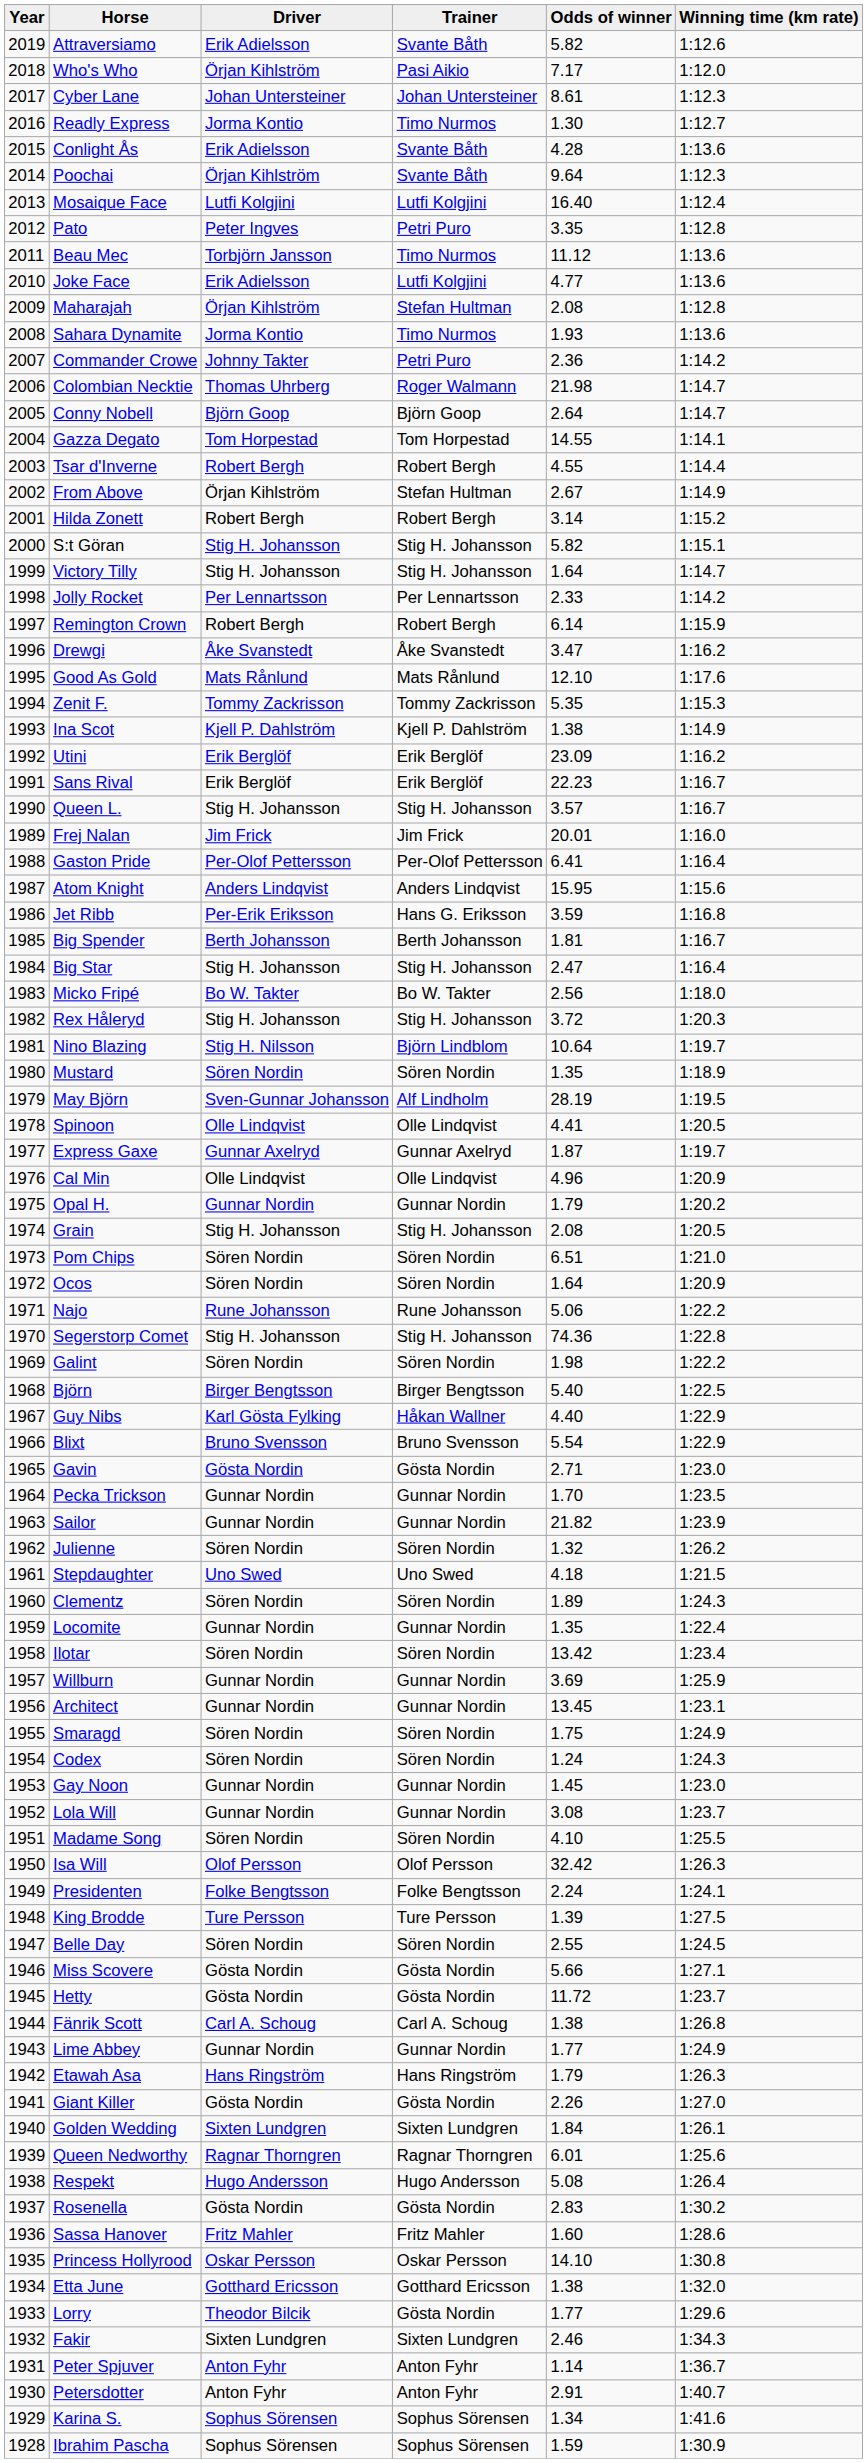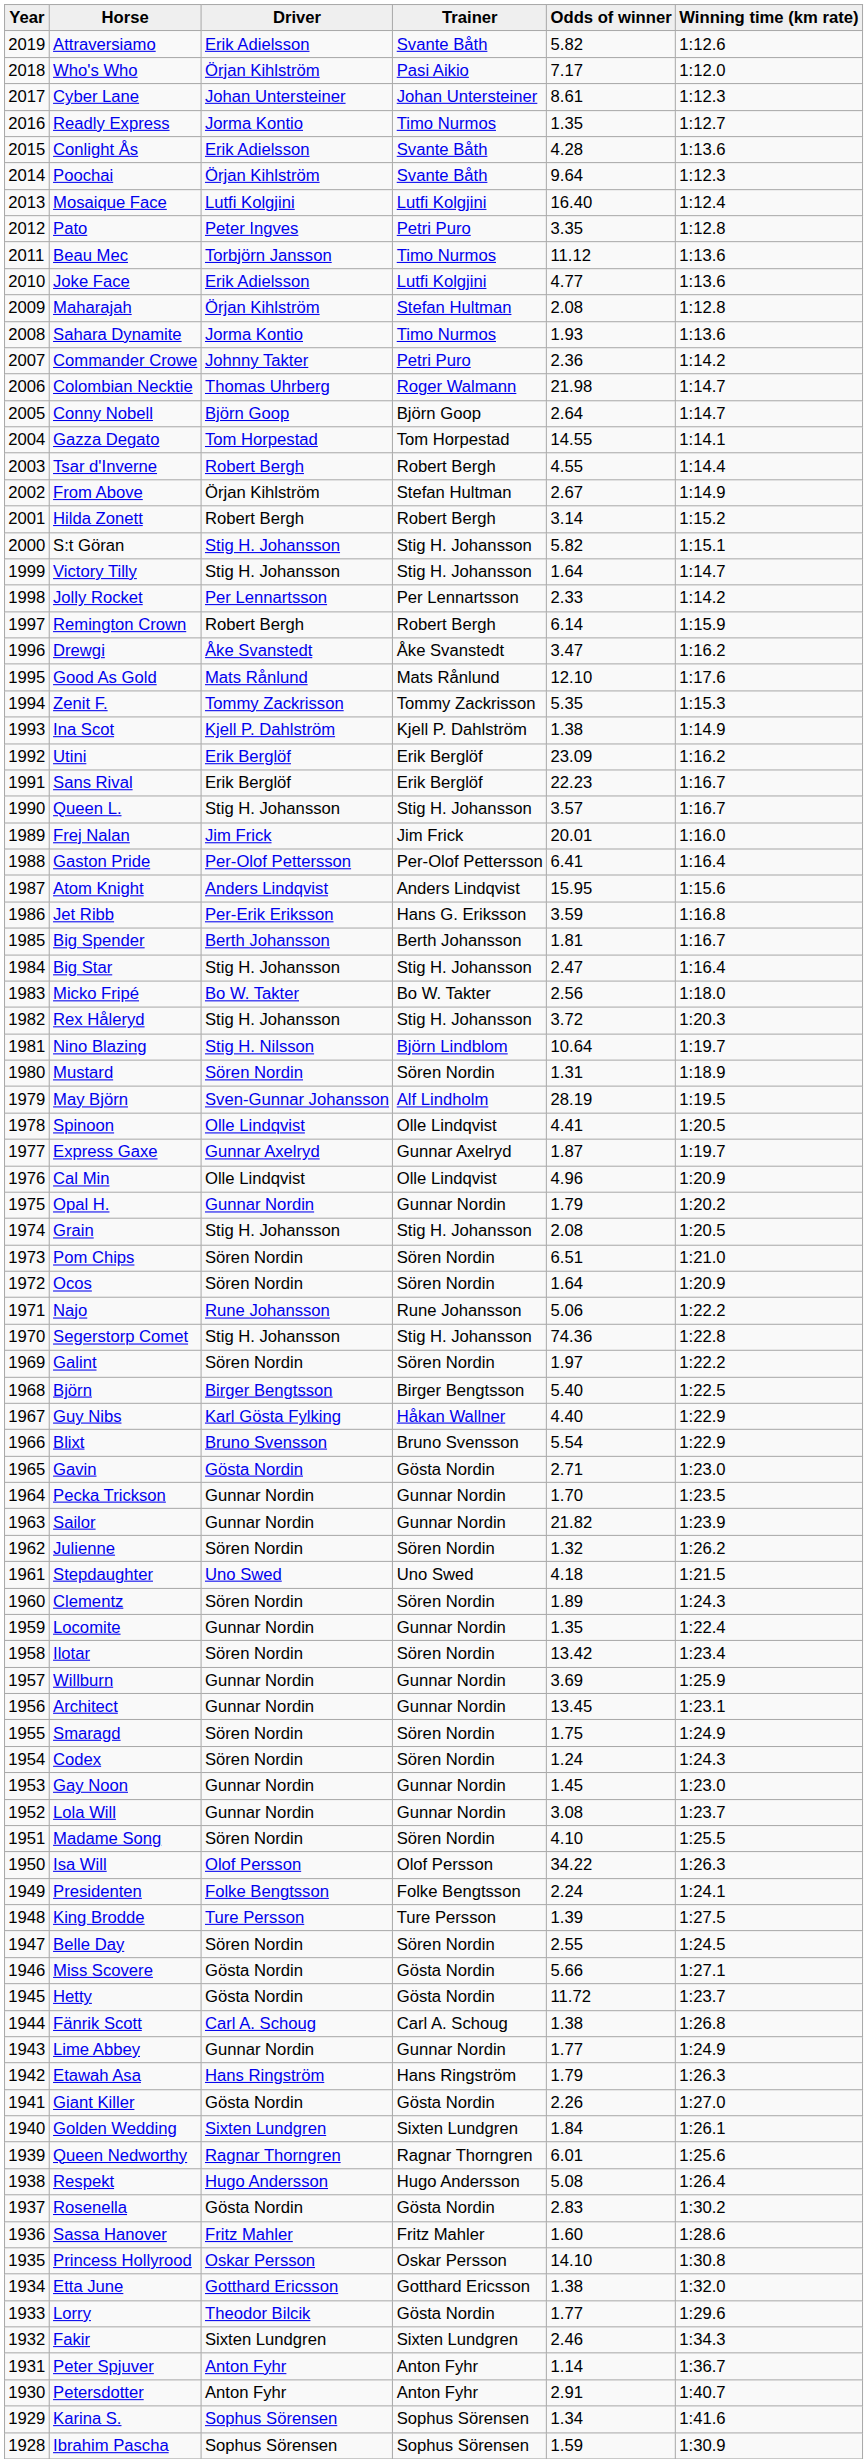(567, 123) 1.30 -> (567, 123) 1.35
(567, 1073) 1.35 -> (567, 1073) 1.31
(567, 1363) 1.98 -> (567, 1363) 1.97
(571, 1864) 32.42 -> (571, 1864) 34.22
